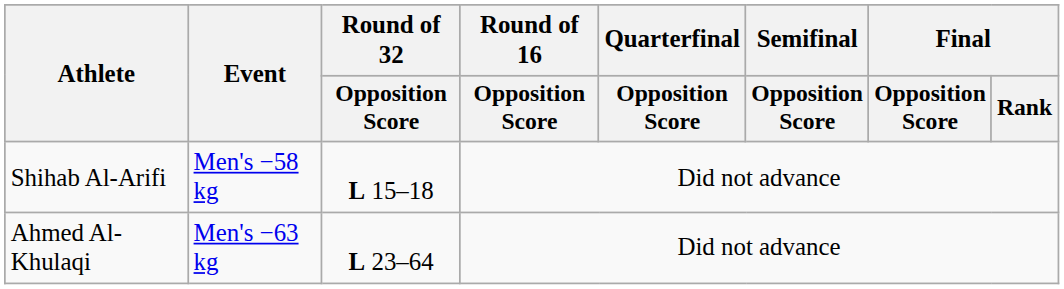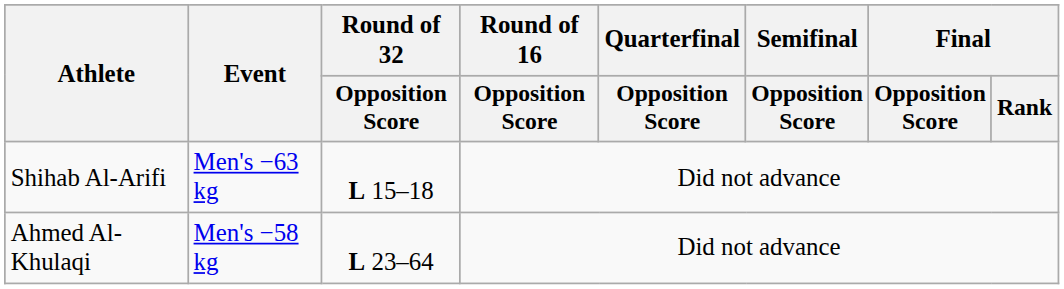(246, 177) Men's −58 kg -> (246, 177) Men's −63 kg
(246, 247) Men's −63 kg -> (246, 247) Men's −58 kg
